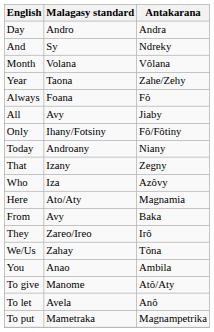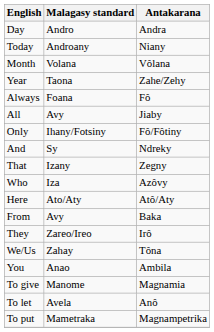rows swapped: (20, 149) <-> (16, 47)
(162, 200) Magnamia -> (157, 200) Atô/Aty
(157, 285) Atô/Aty -> (162, 285) Magnamia
